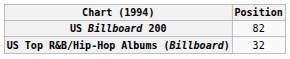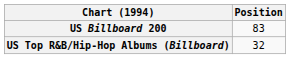(259, 29) 82 -> (259, 29) 83
